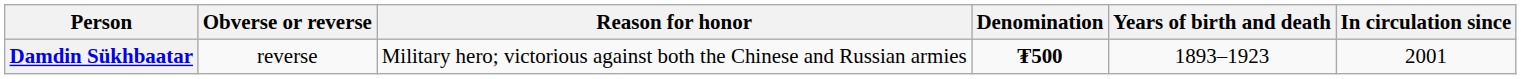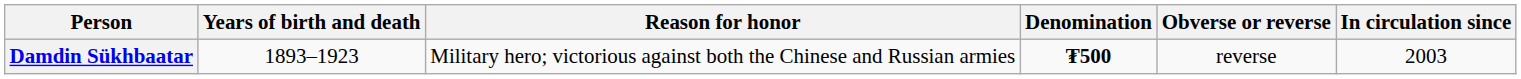columns swapped: (1222, 21) <-> (287, 21)
(1426, 56) 2001 -> (1426, 56) 2003
